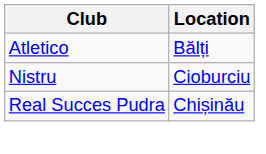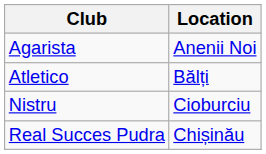+ row: (42, 47)
